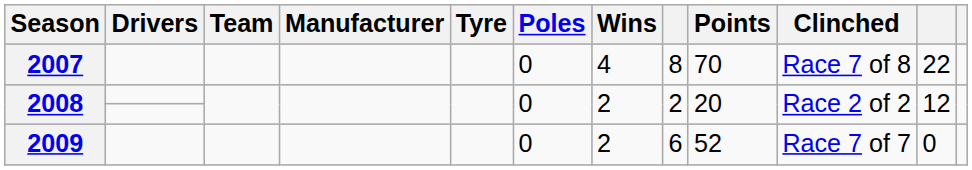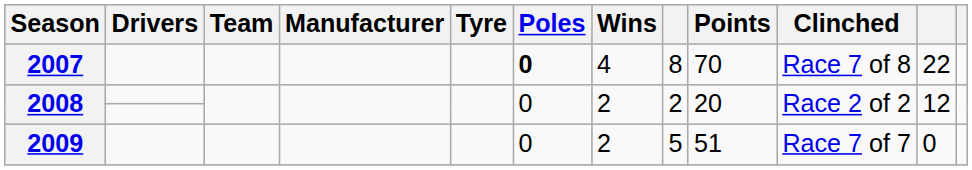(526, 64) normal -> (526, 64) bold
(675, 143) 6 -> (675, 143) 5
(708, 143) 52 -> (708, 143) 51
